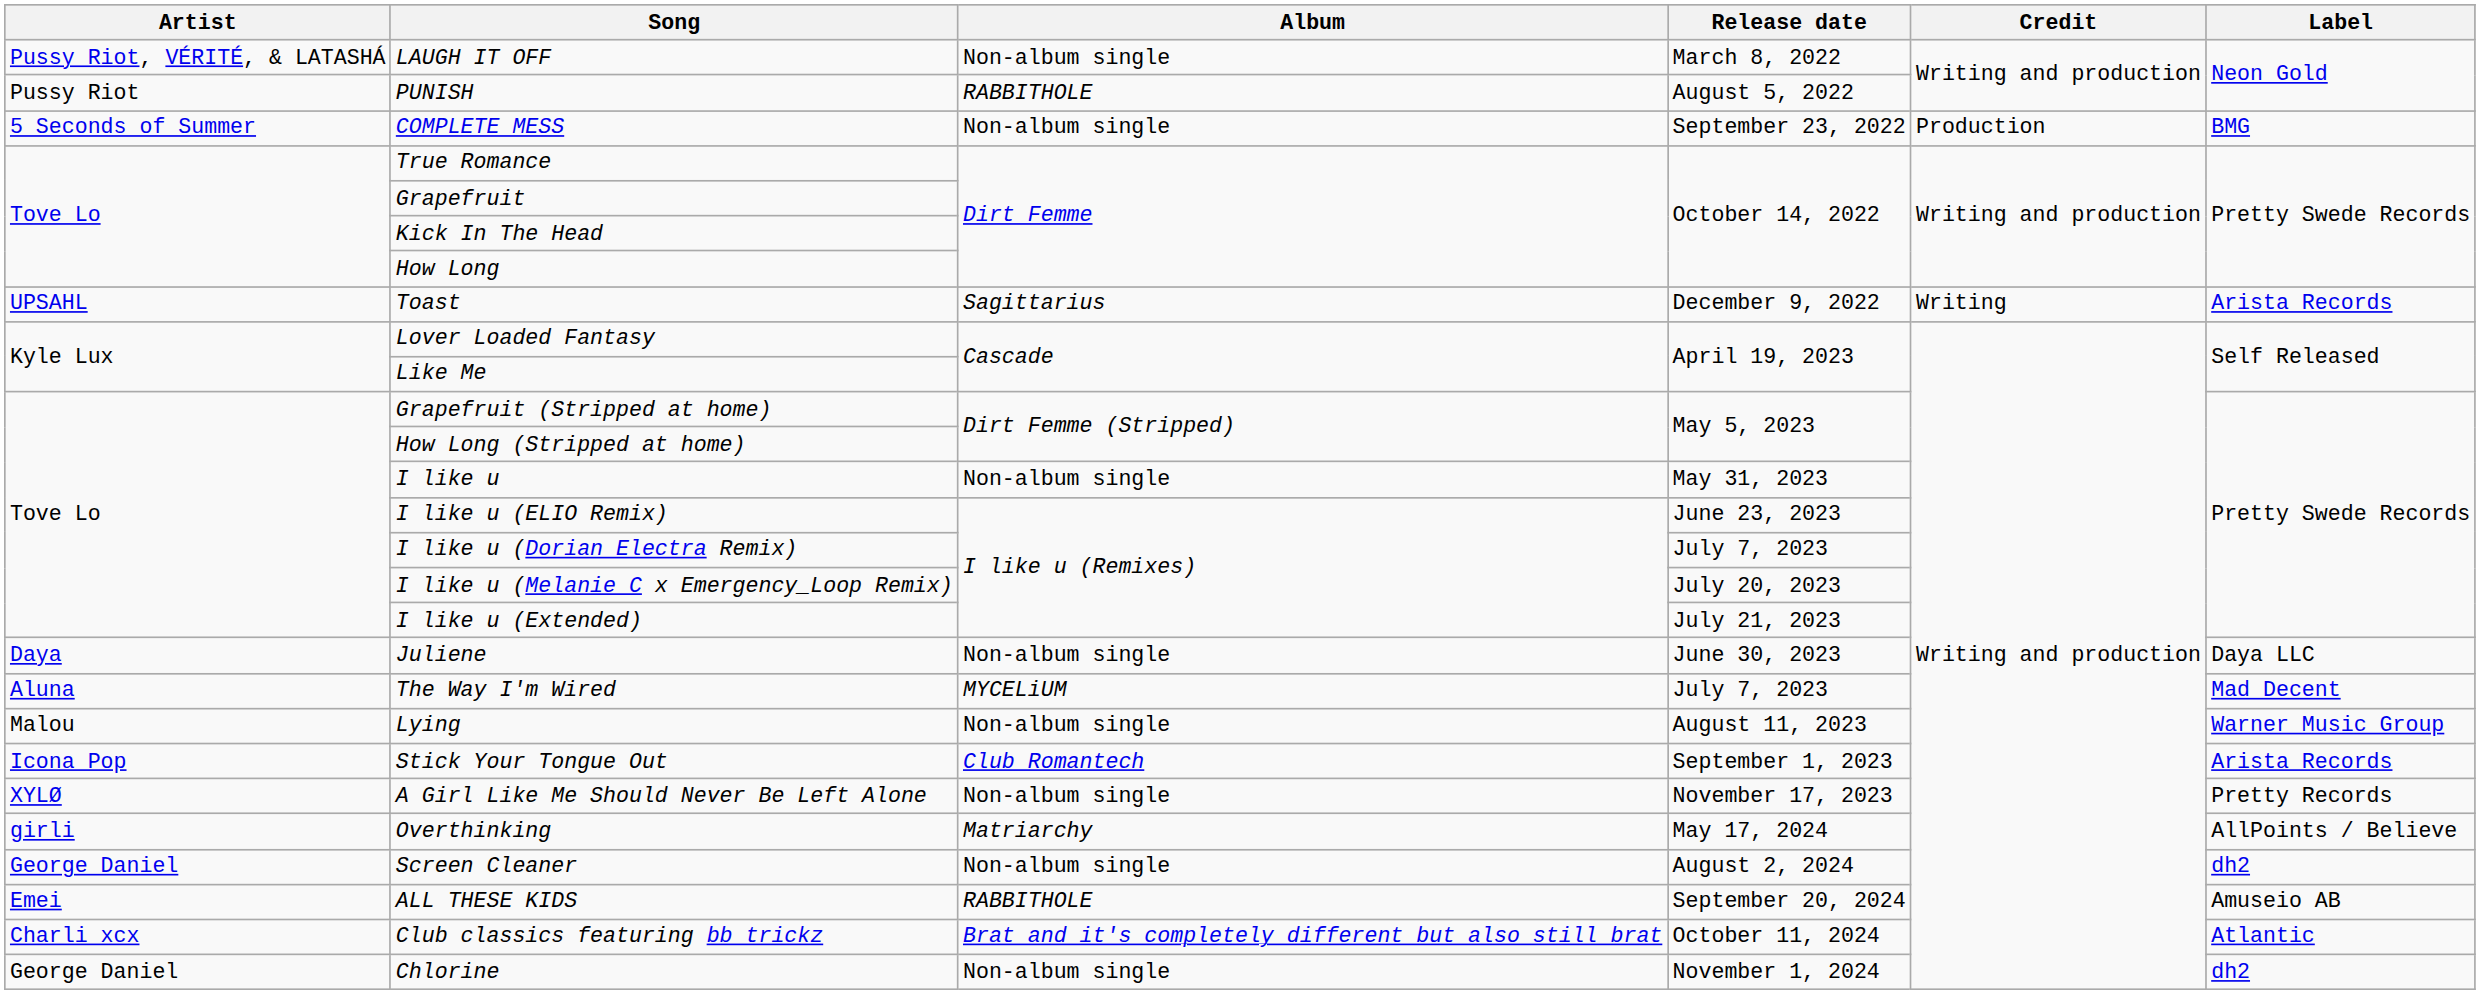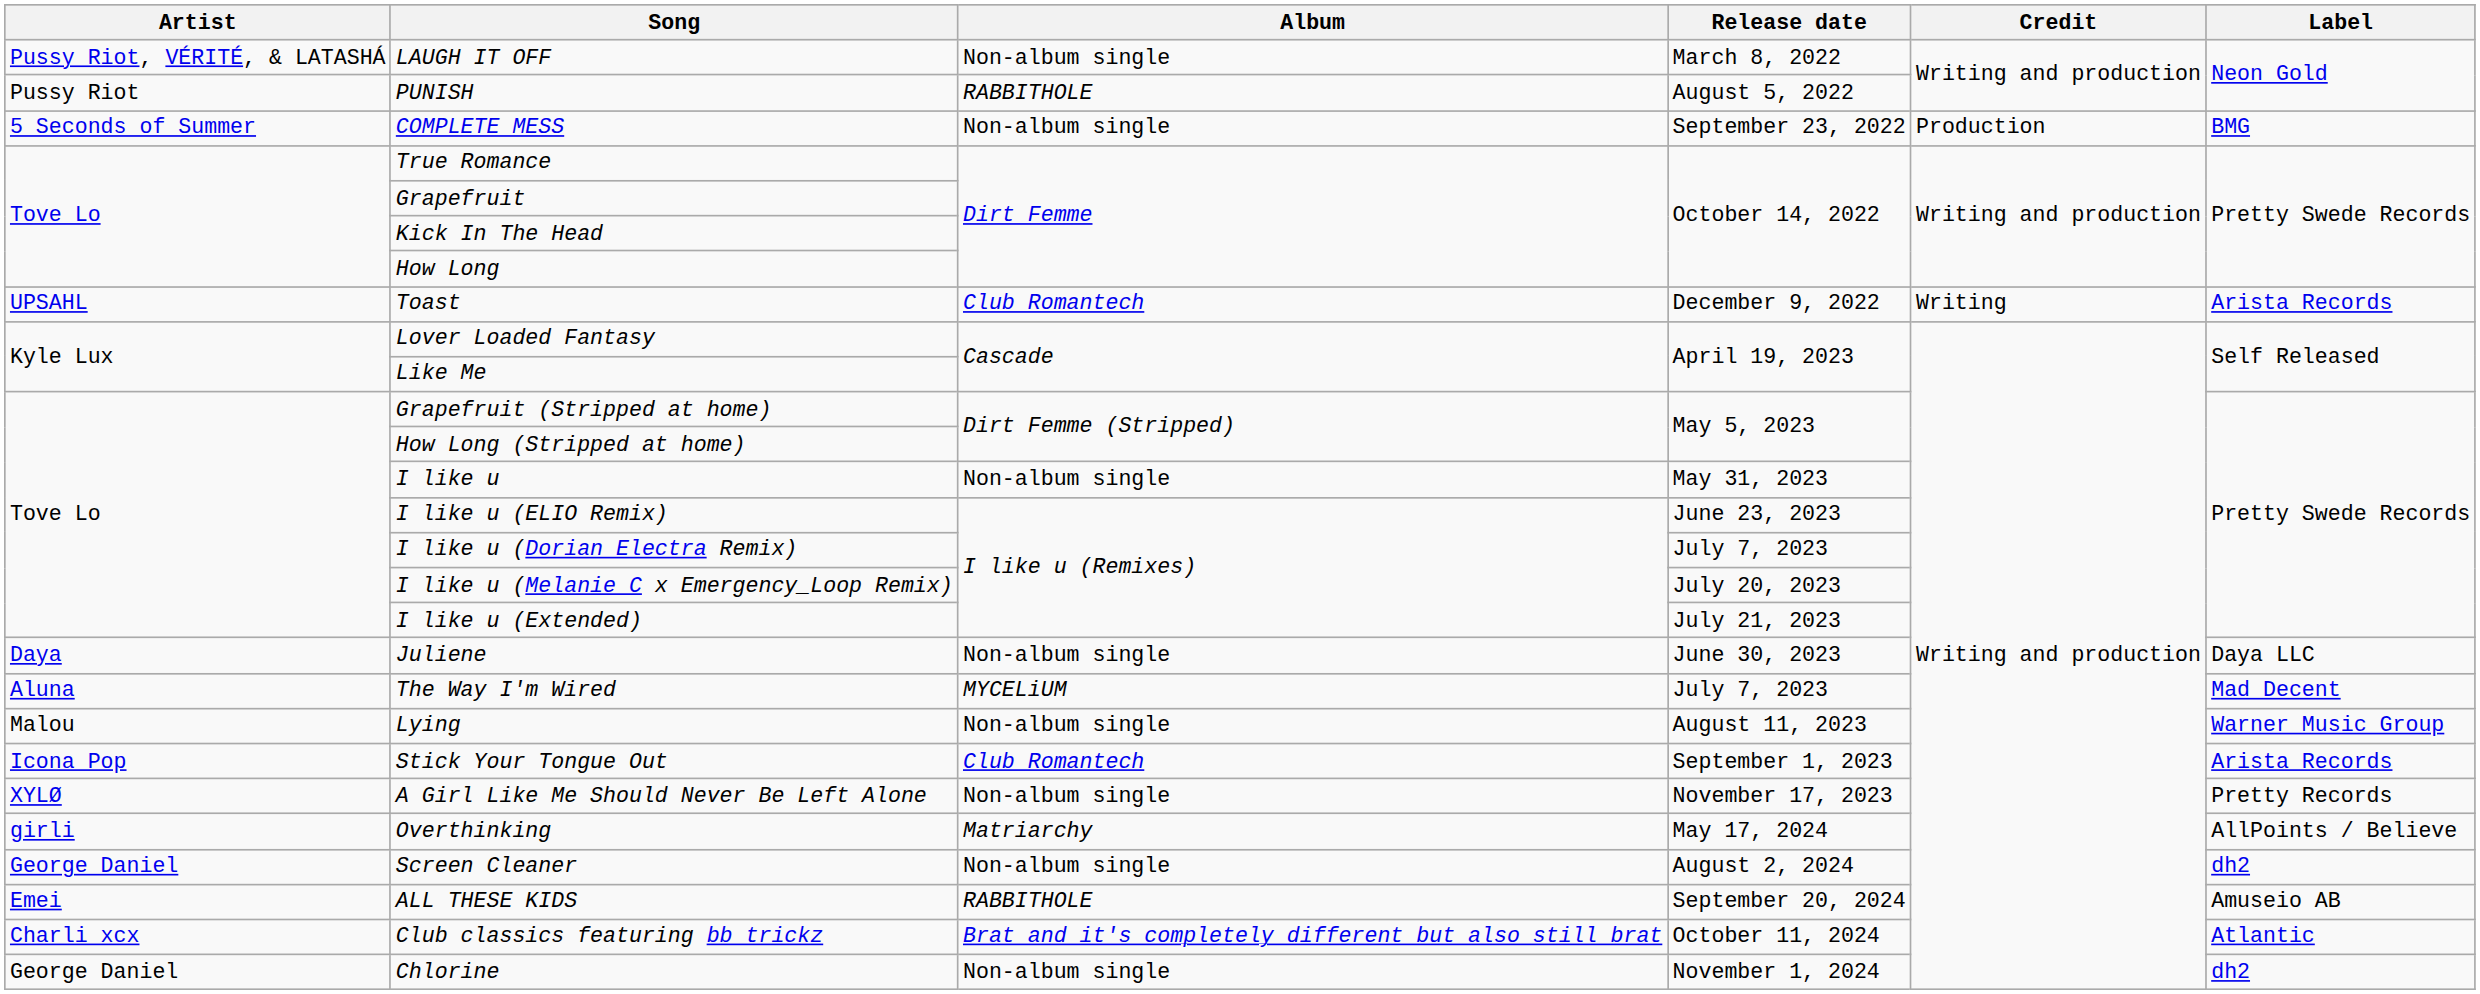(1034, 304) Sagittarius -> (1054, 304) Club Romantech
